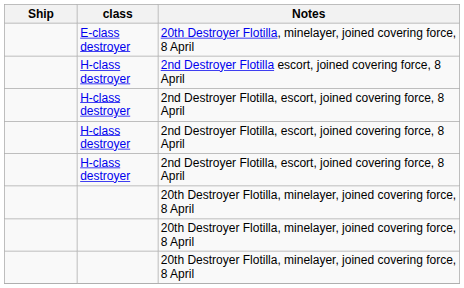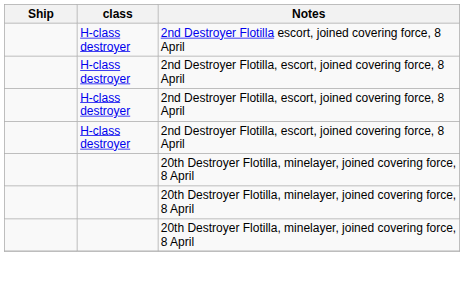- row: (105, 39)
